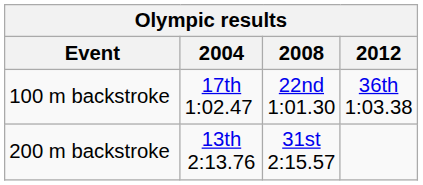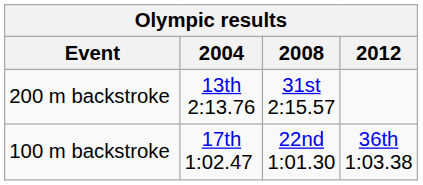rows swapped: (92, 96) <-> (92, 151)
